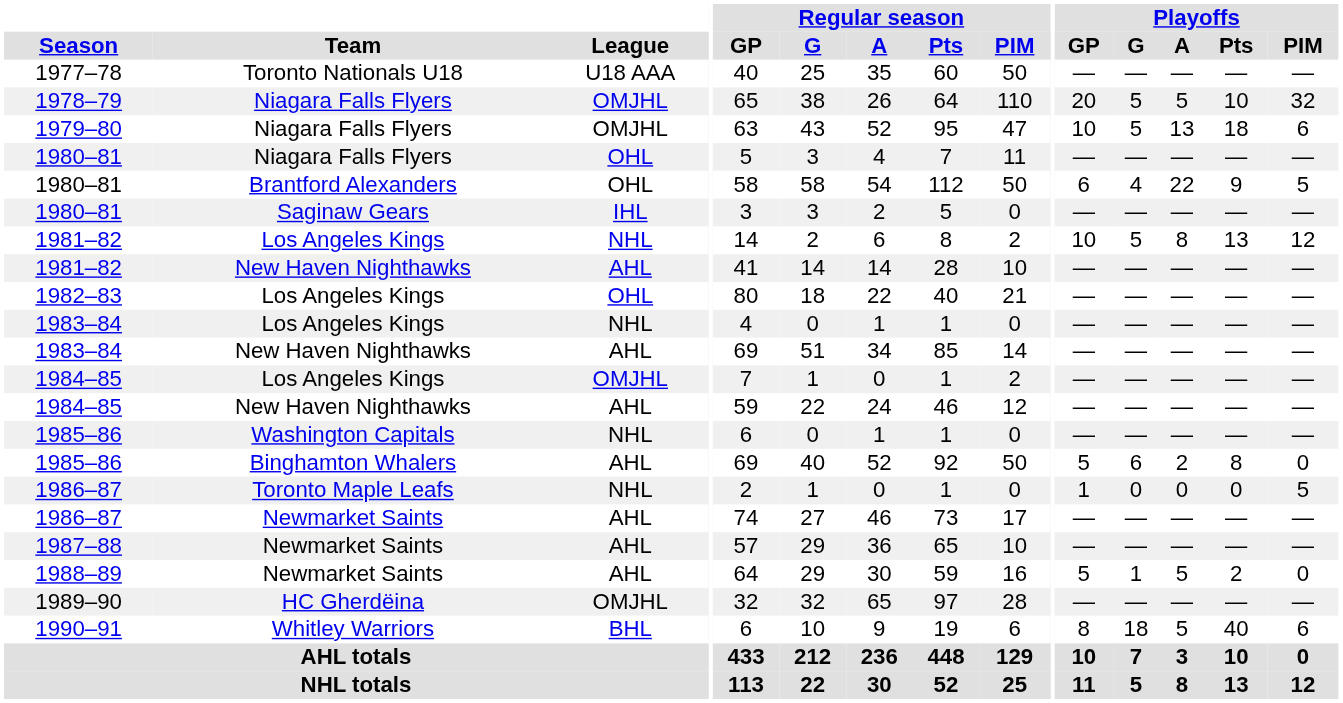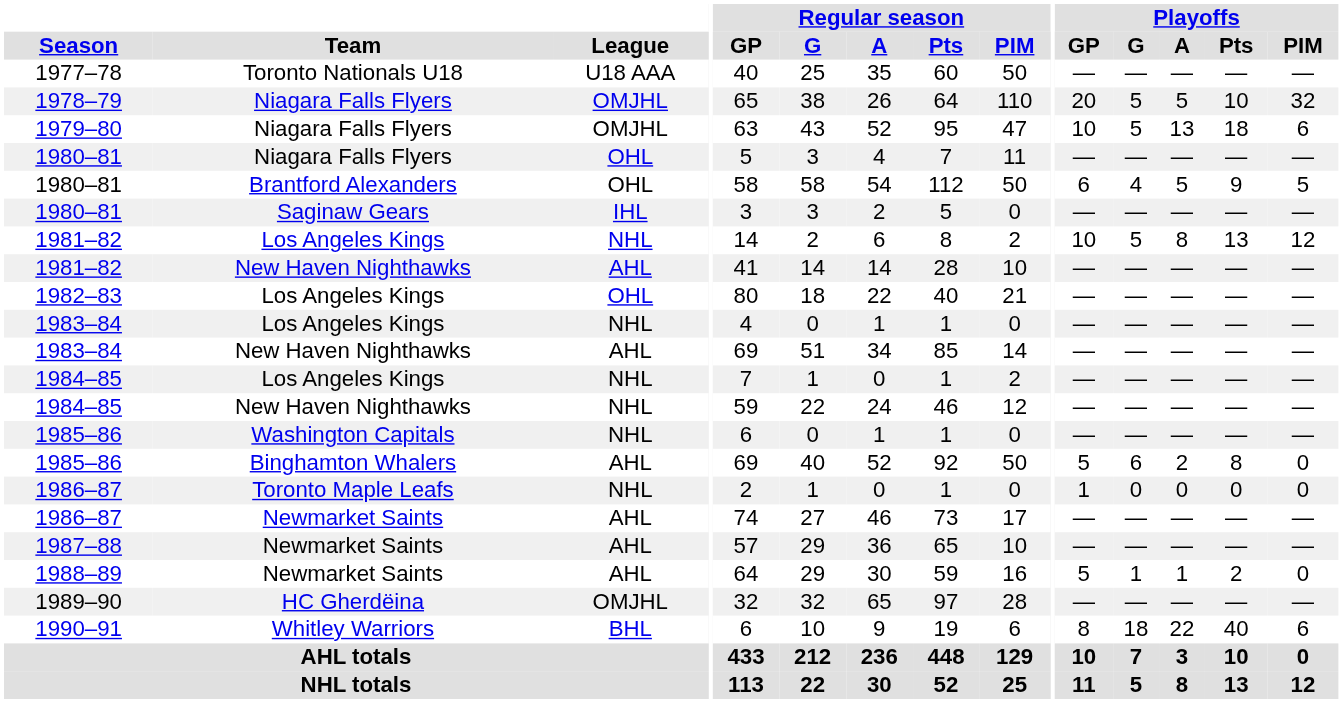(1182, 184) 22 -> (1182, 184) 5
(630, 379) OMJHL -> (630, 379) NHL
(630, 406) AHL -> (630, 406) NHL
(1303, 490) 5 -> (1303, 490) 0
(1182, 573) 5 -> (1182, 573) 1
(1182, 629) 5 -> (1182, 629) 22
